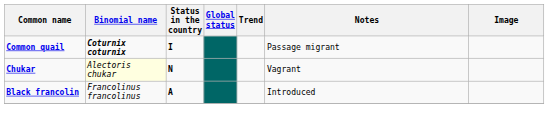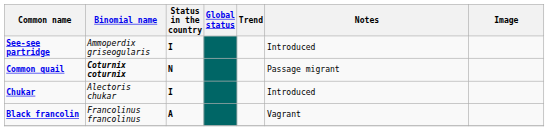+ row: (28, 47)
(170, 47) I -> (170, 70) N
(109, 70) lightyellow background -> (109, 92) no background
(170, 70) N -> (170, 92) I
(284, 70) Vagrant -> (291, 92) Introduced
(291, 92) Introduced -> (284, 115) Vagrant
